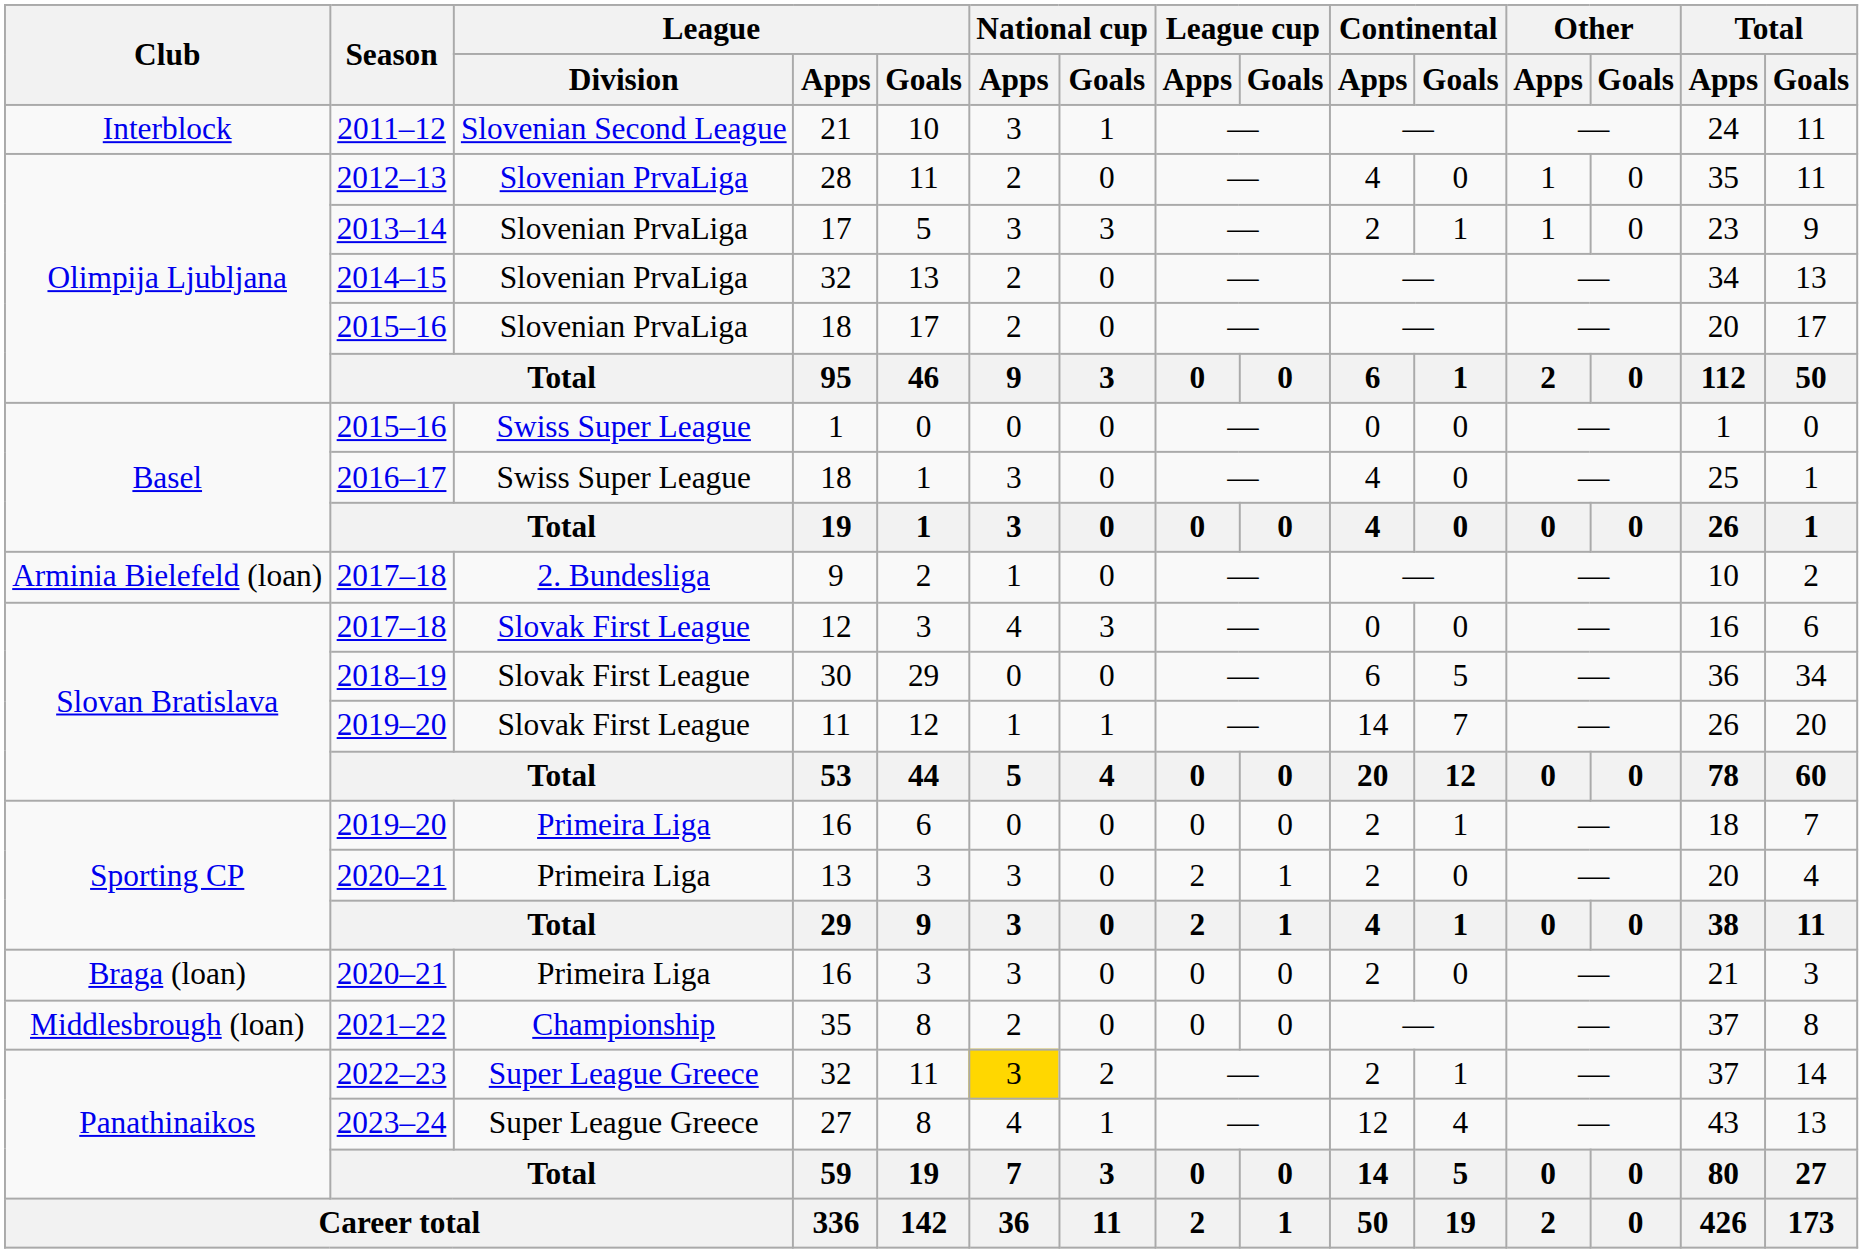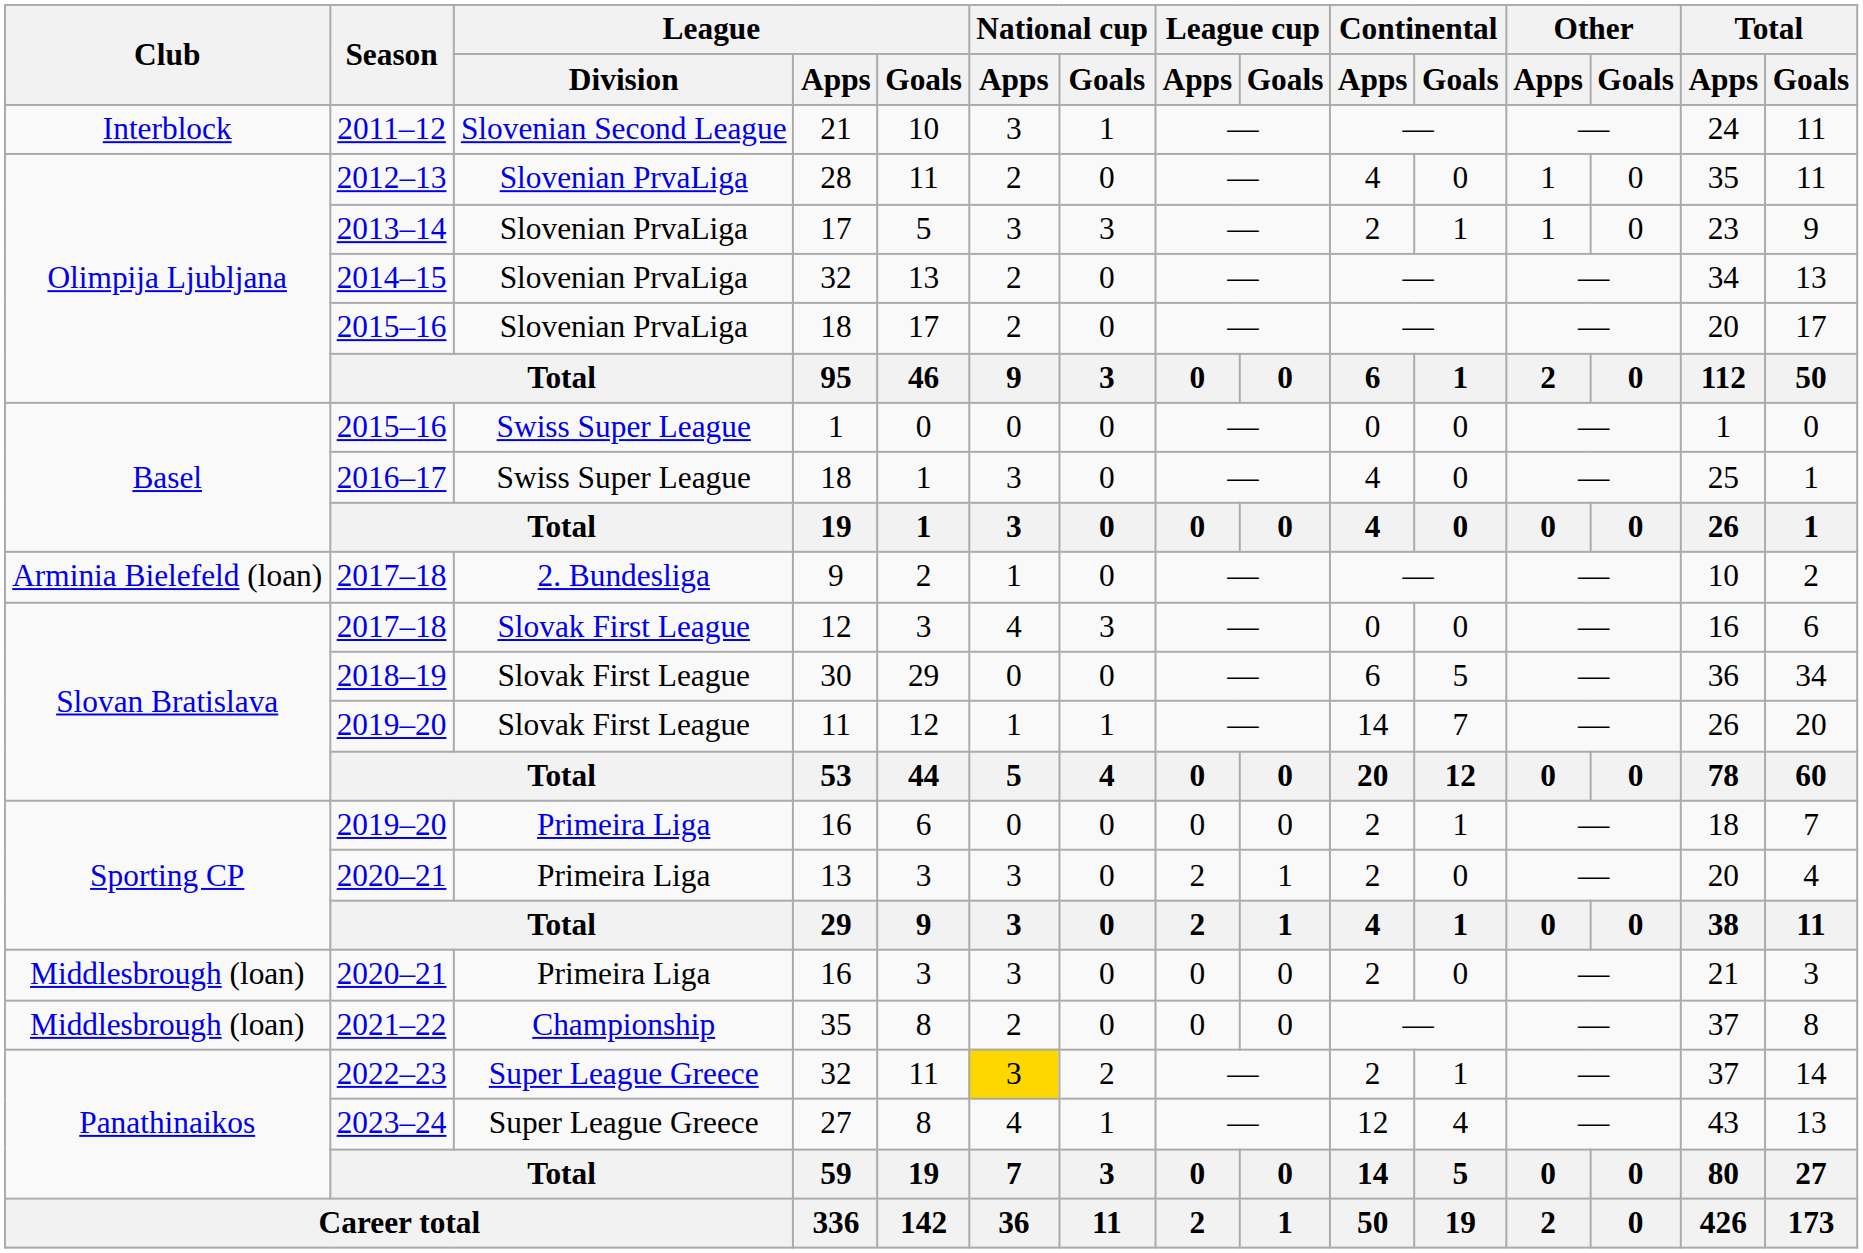(167, 974) Braga (loan) -> (167, 974) Middlesbrough (loan)
